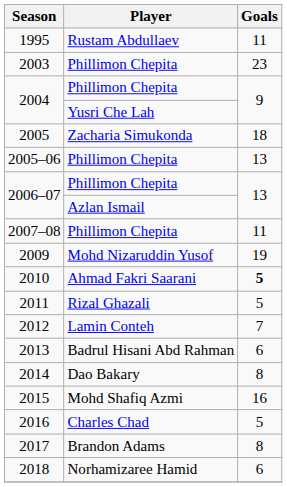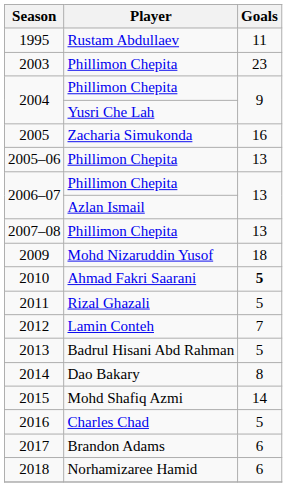(260, 135) 18 -> (260, 135) 16
(260, 231) 11 -> (260, 231) 13
(260, 254) 19 -> (260, 254) 18
(260, 350) 6 -> (260, 350) 5
(260, 398) 16 -> (260, 398) 14
(260, 445) 8 -> (260, 445) 6
